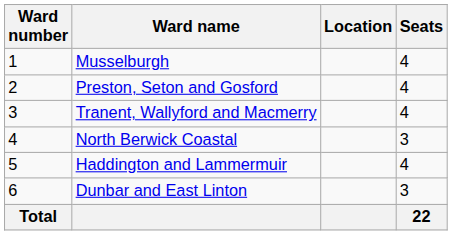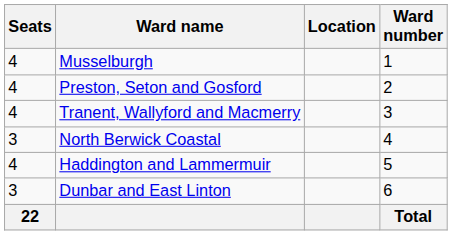columns swapped: (38, 26) <-> (421, 26)
